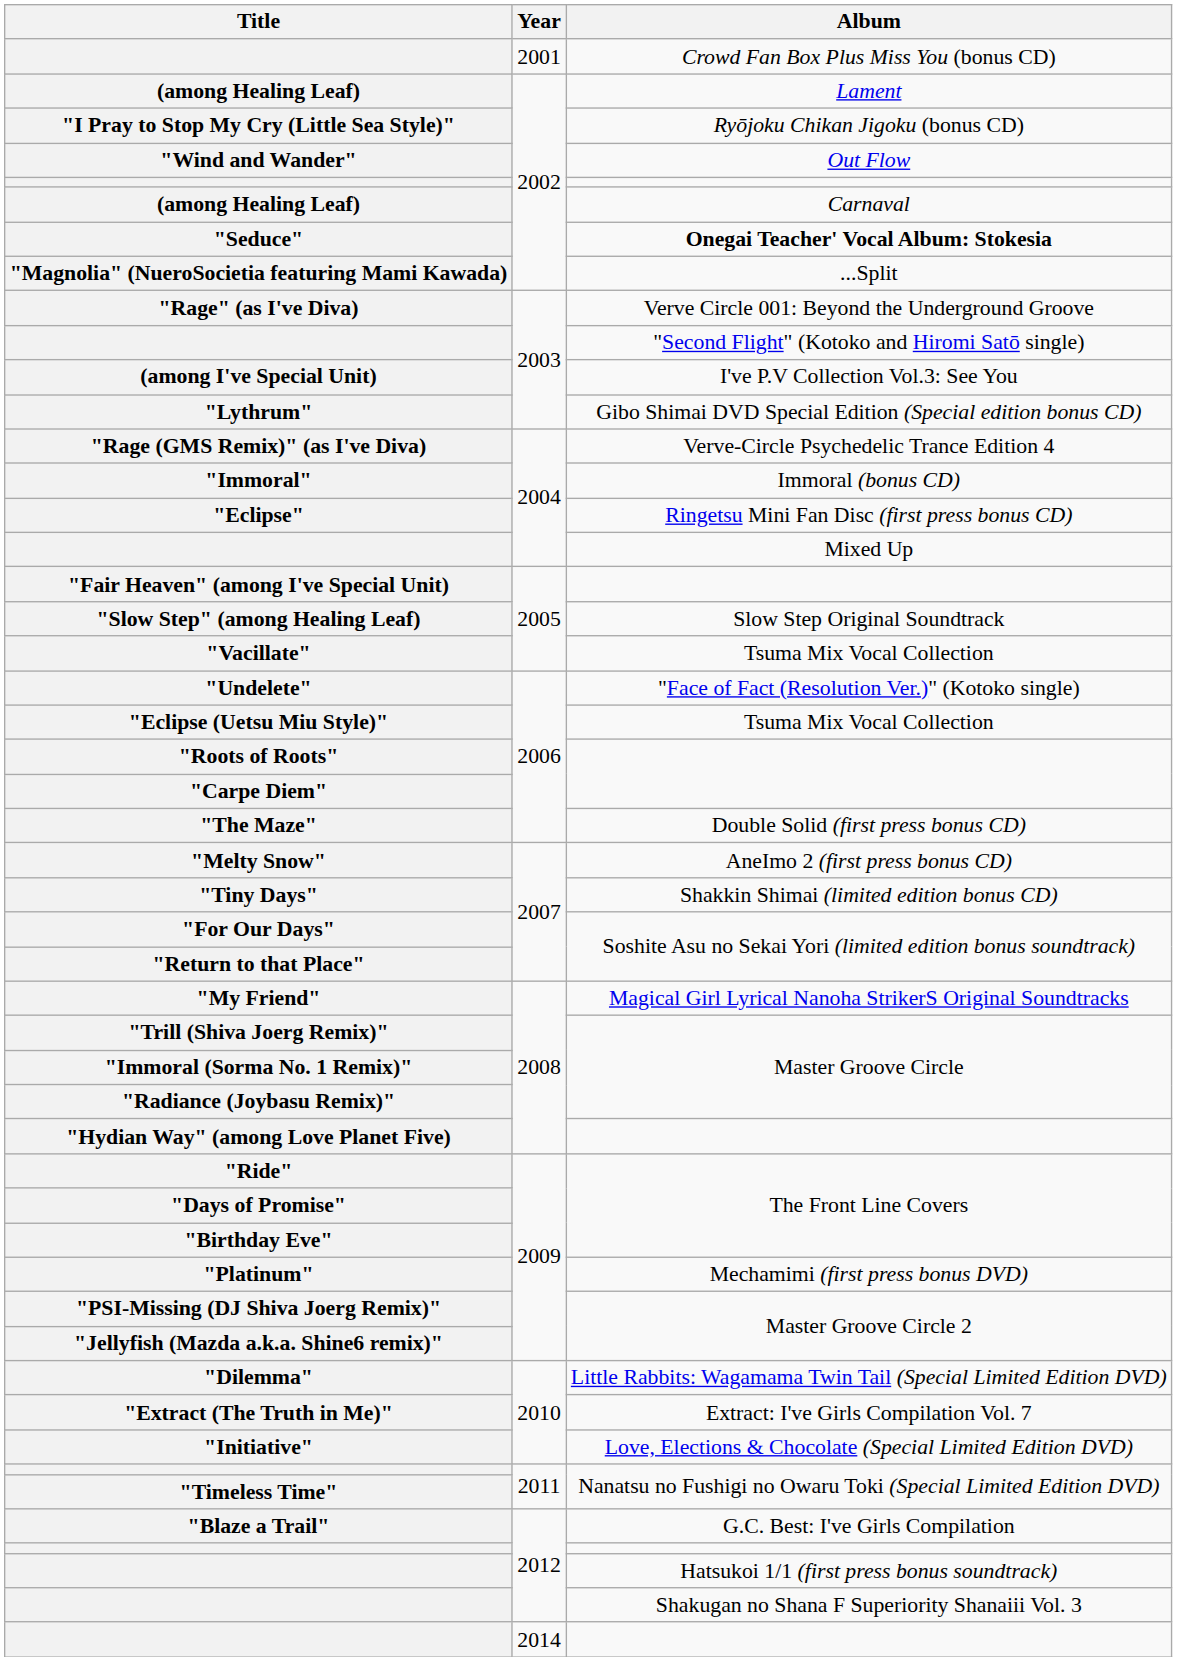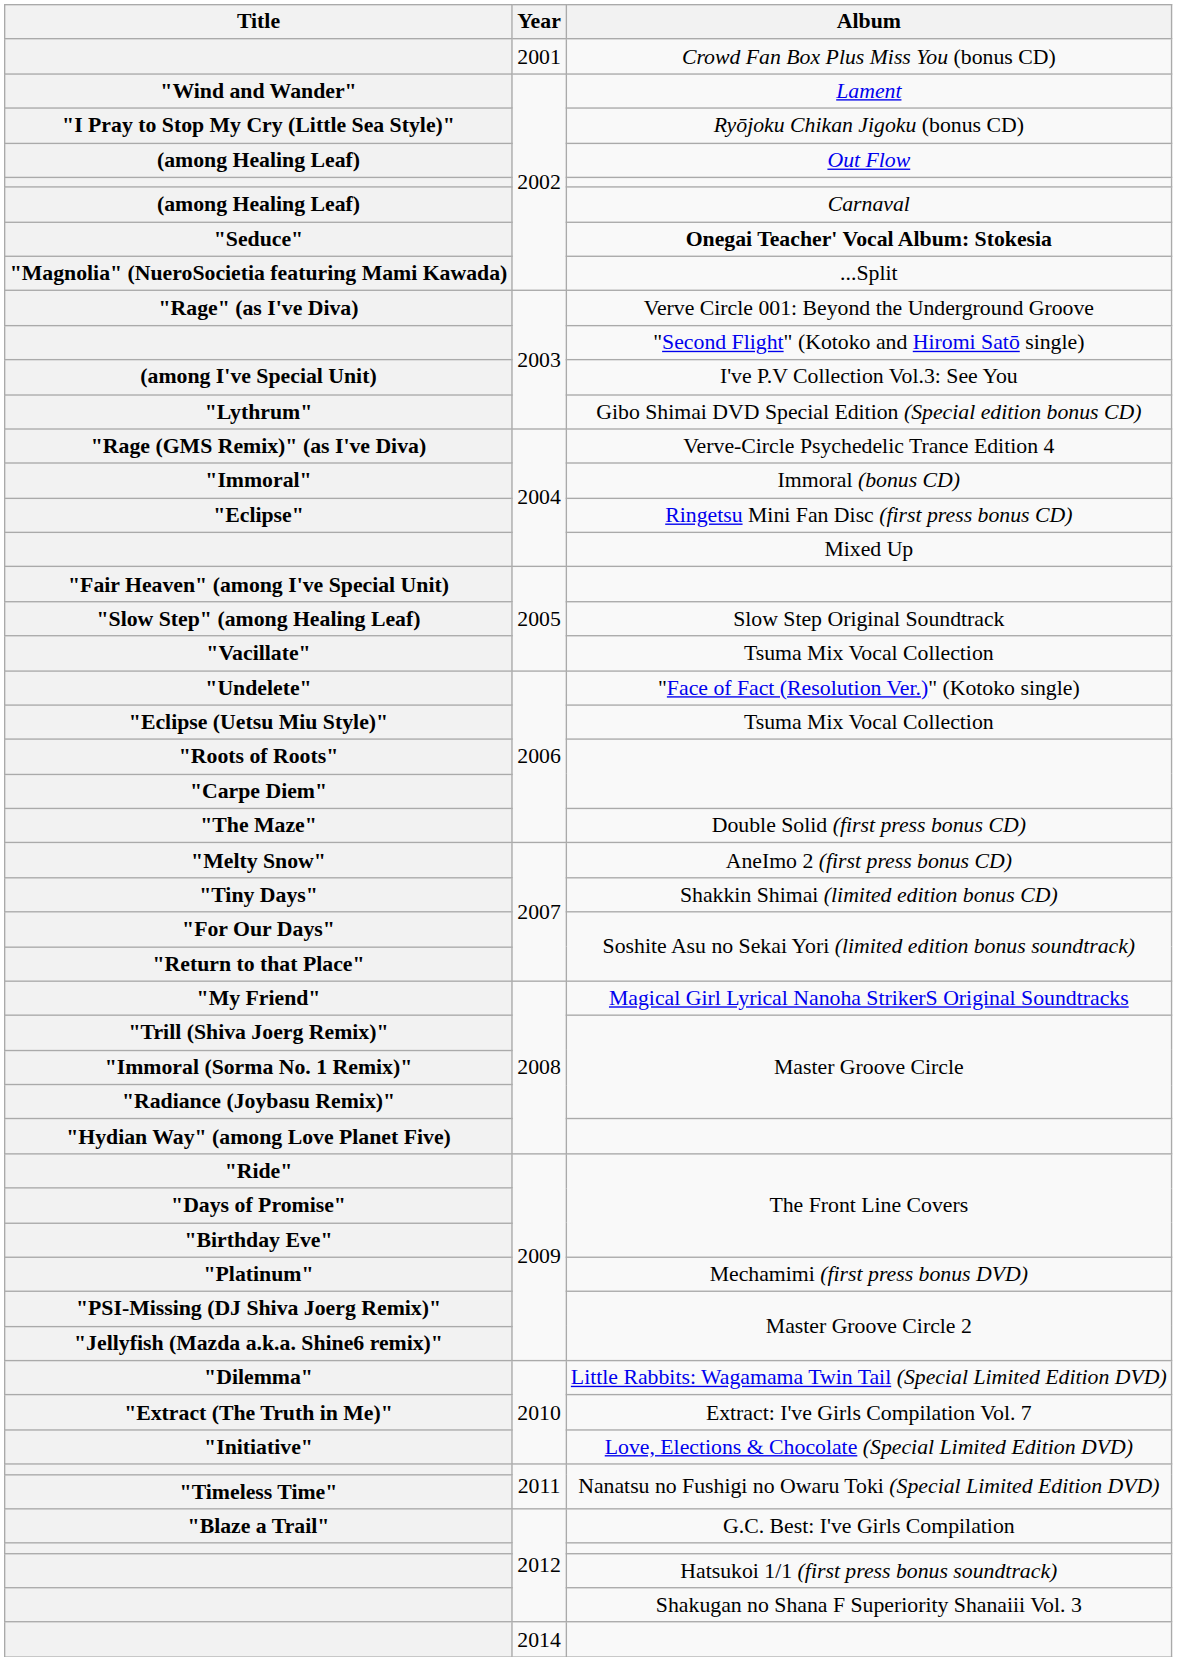(258, 90) (among Healing Leaf) -> (258, 90) "Wind and Wander"
(258, 159) "Wind and Wander" -> (258, 159) (among Healing Leaf)
